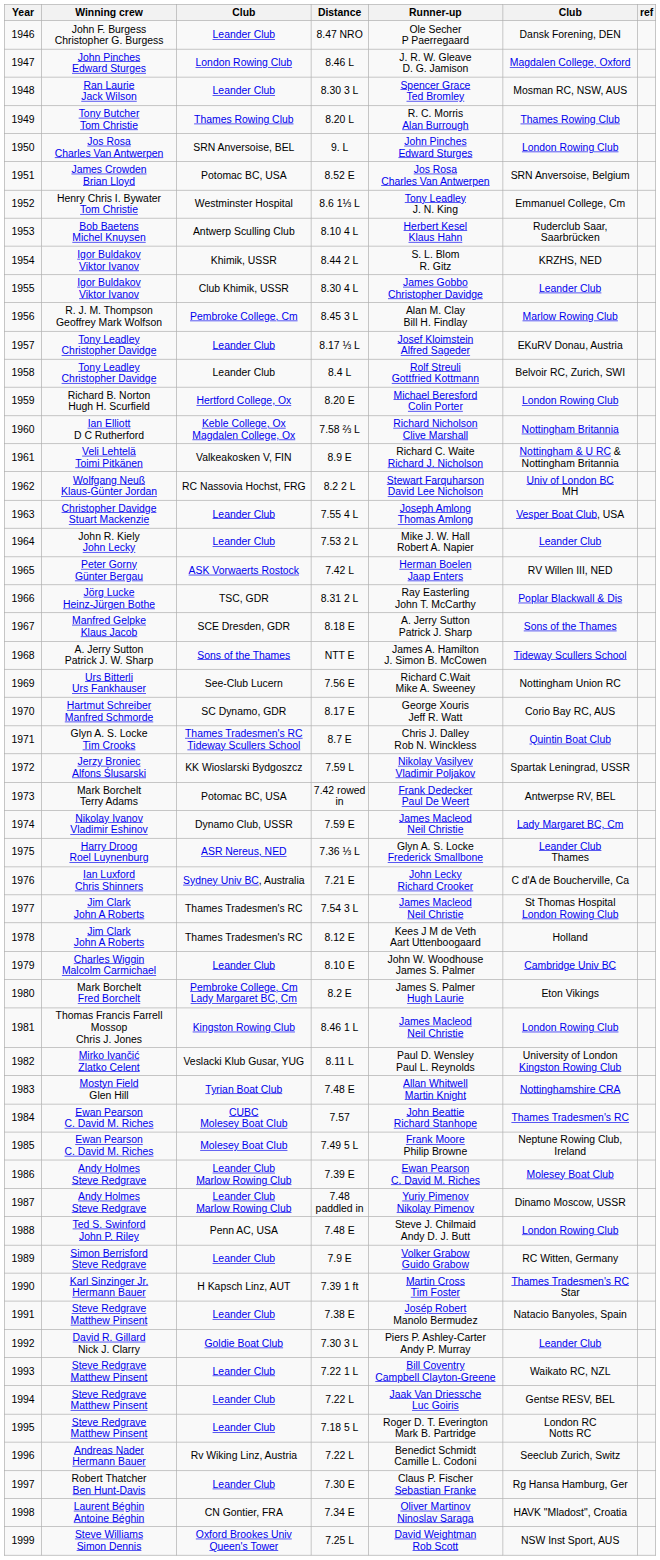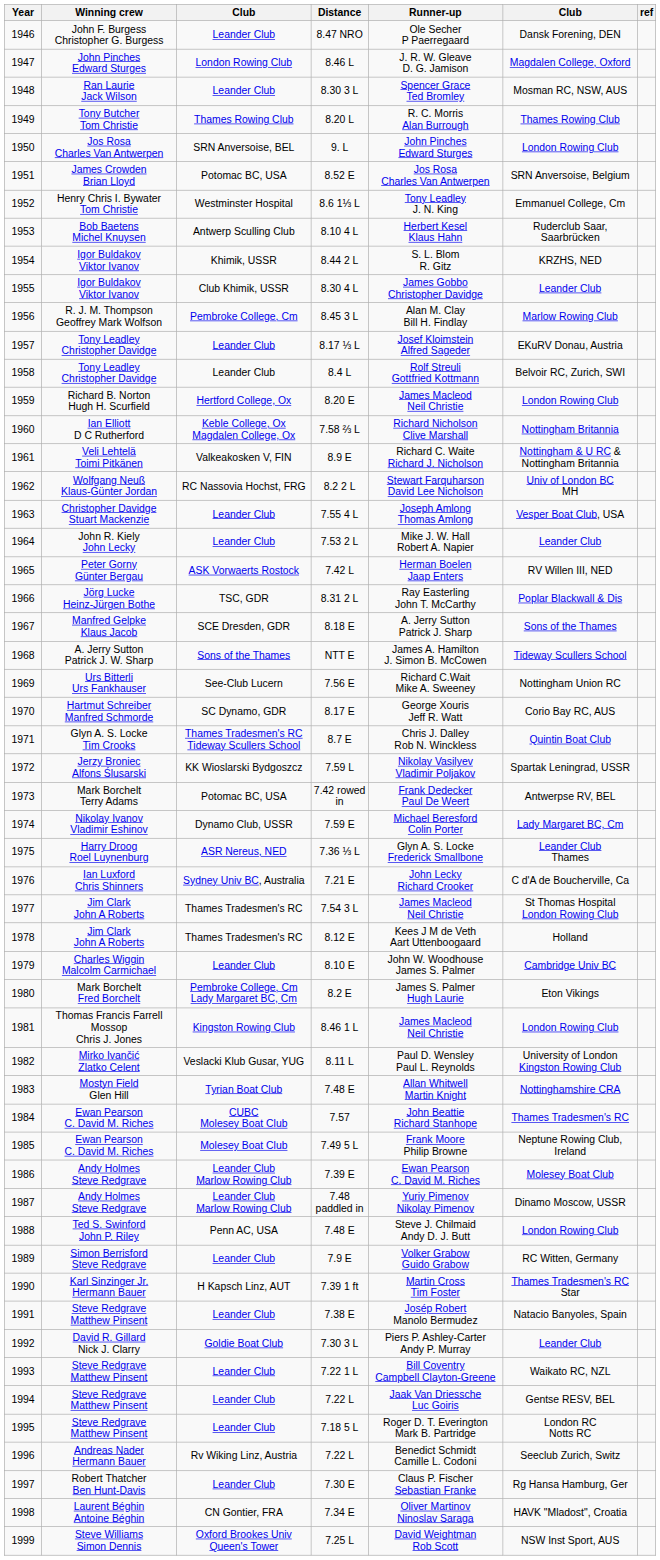(435, 401) Michael Beresford Colin Porter -> (435, 401) James Macleod Neil Christie
(435, 824) James Macleod Neil Christie -> (435, 824) Michael Beresford Colin Porter
